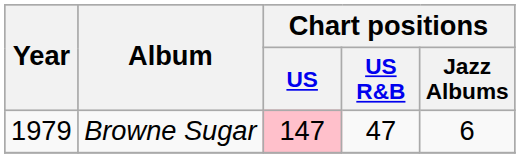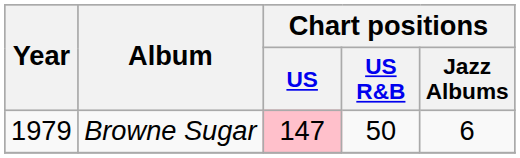(381, 130) 47 -> (381, 130) 50
